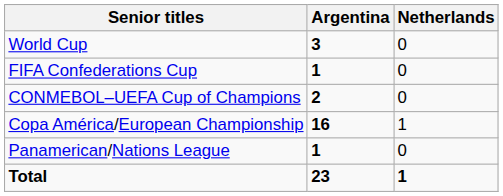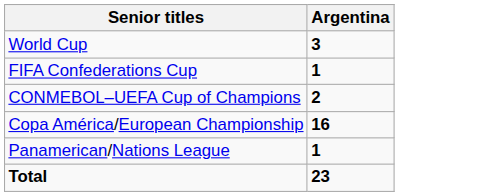- column: (446, 17)
